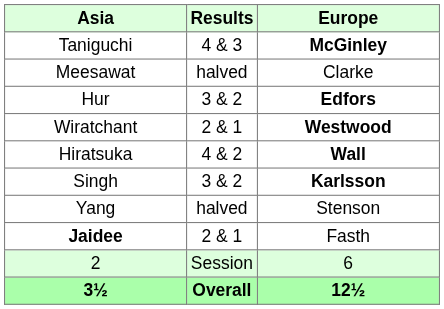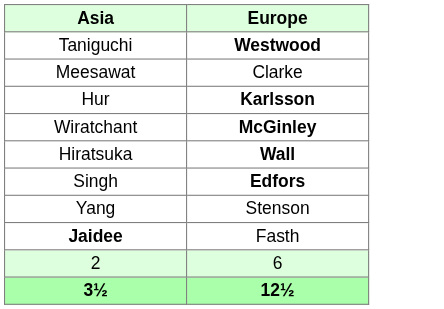- column: (222, 18)
(348, 45) McGinley -> (278, 45) Westwood
(348, 99) Edfors -> (278, 99) Karlsson
(348, 127) Westwood -> (278, 127) McGinley
(348, 181) Karlsson -> (278, 181) Edfors
